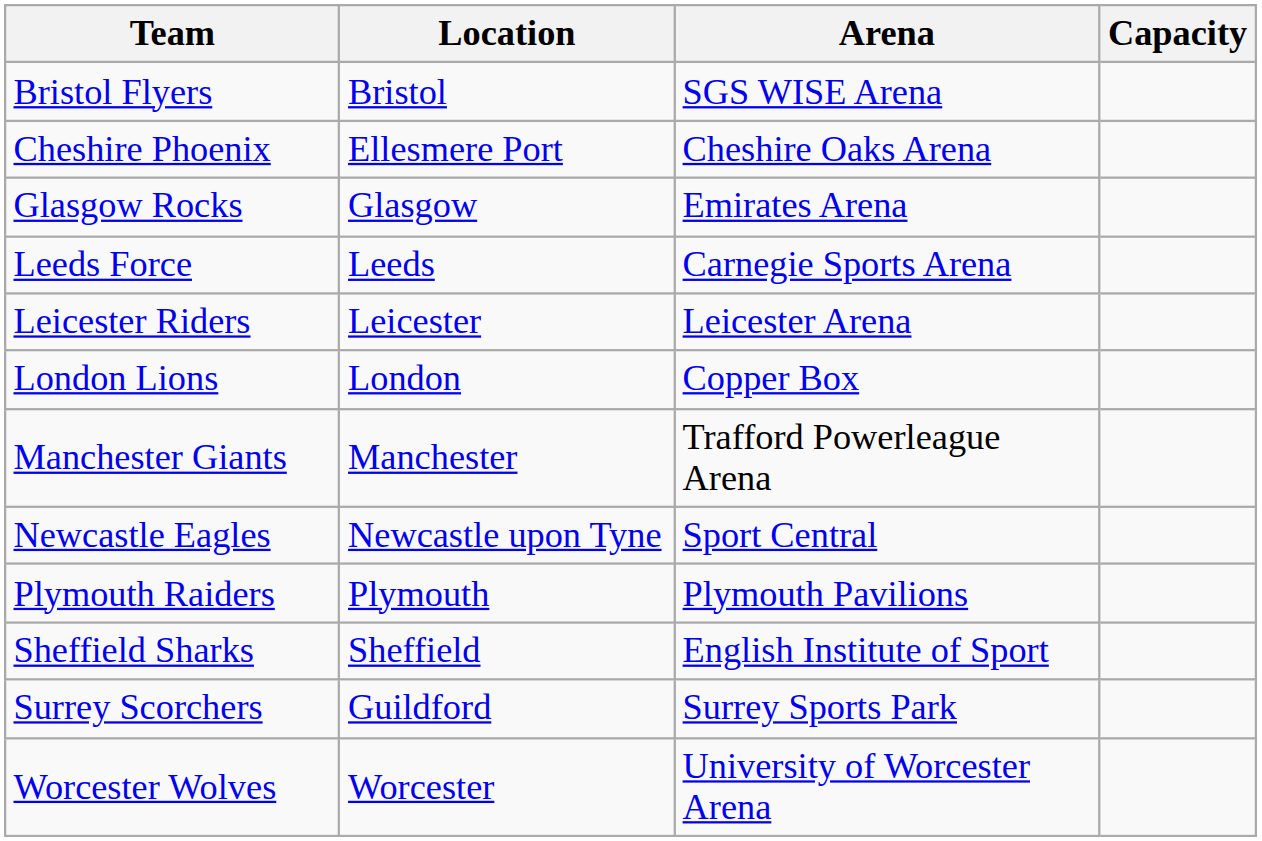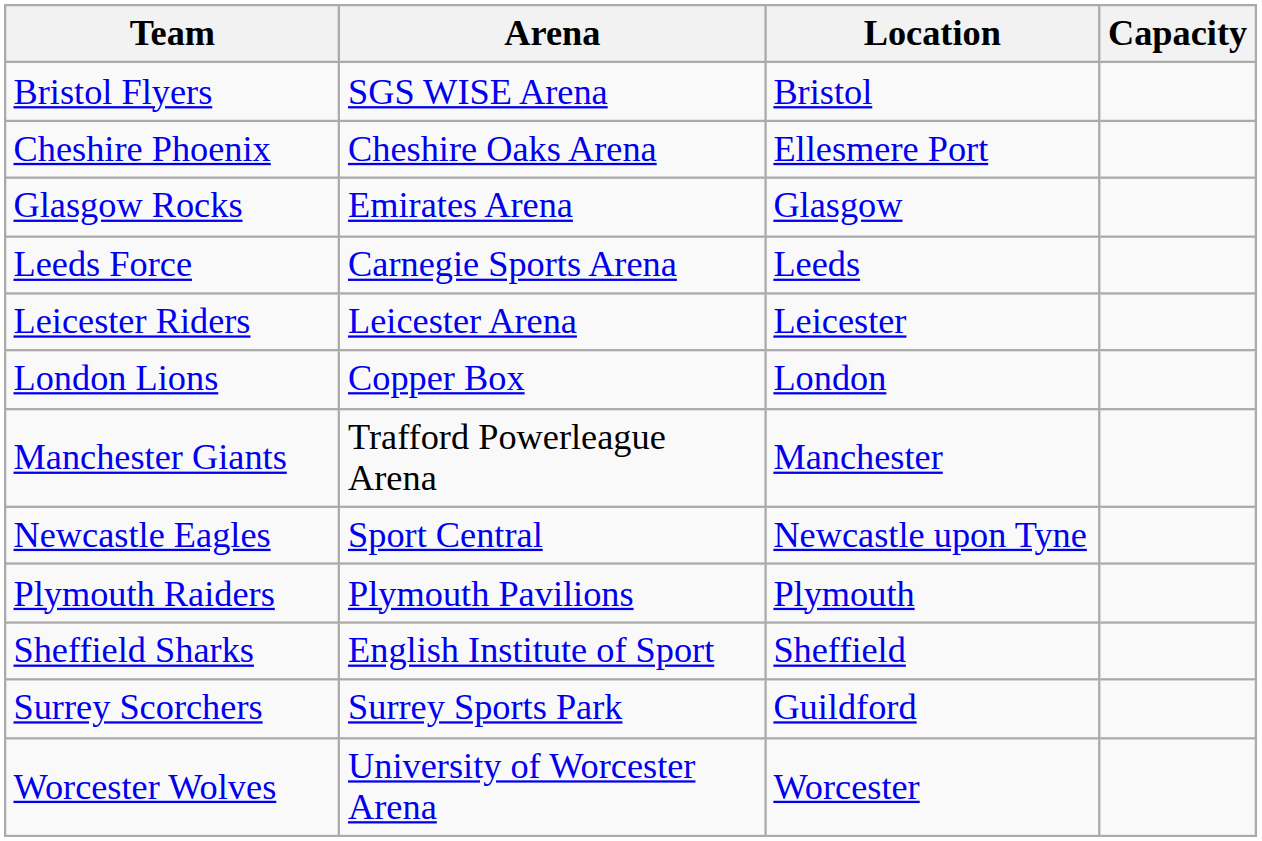columns swapped: (507, 33) <-> (887, 33)
